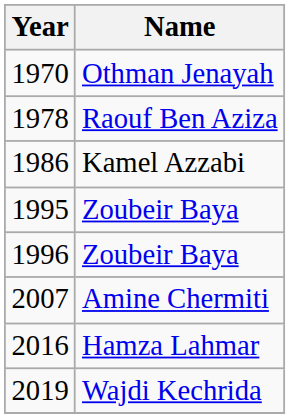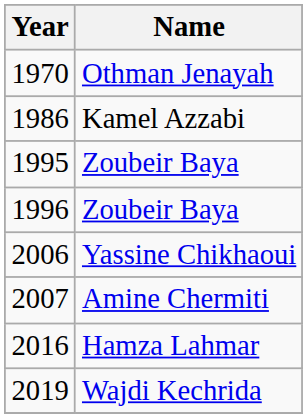- row: (40, 118)
+ row: (40, 254)
